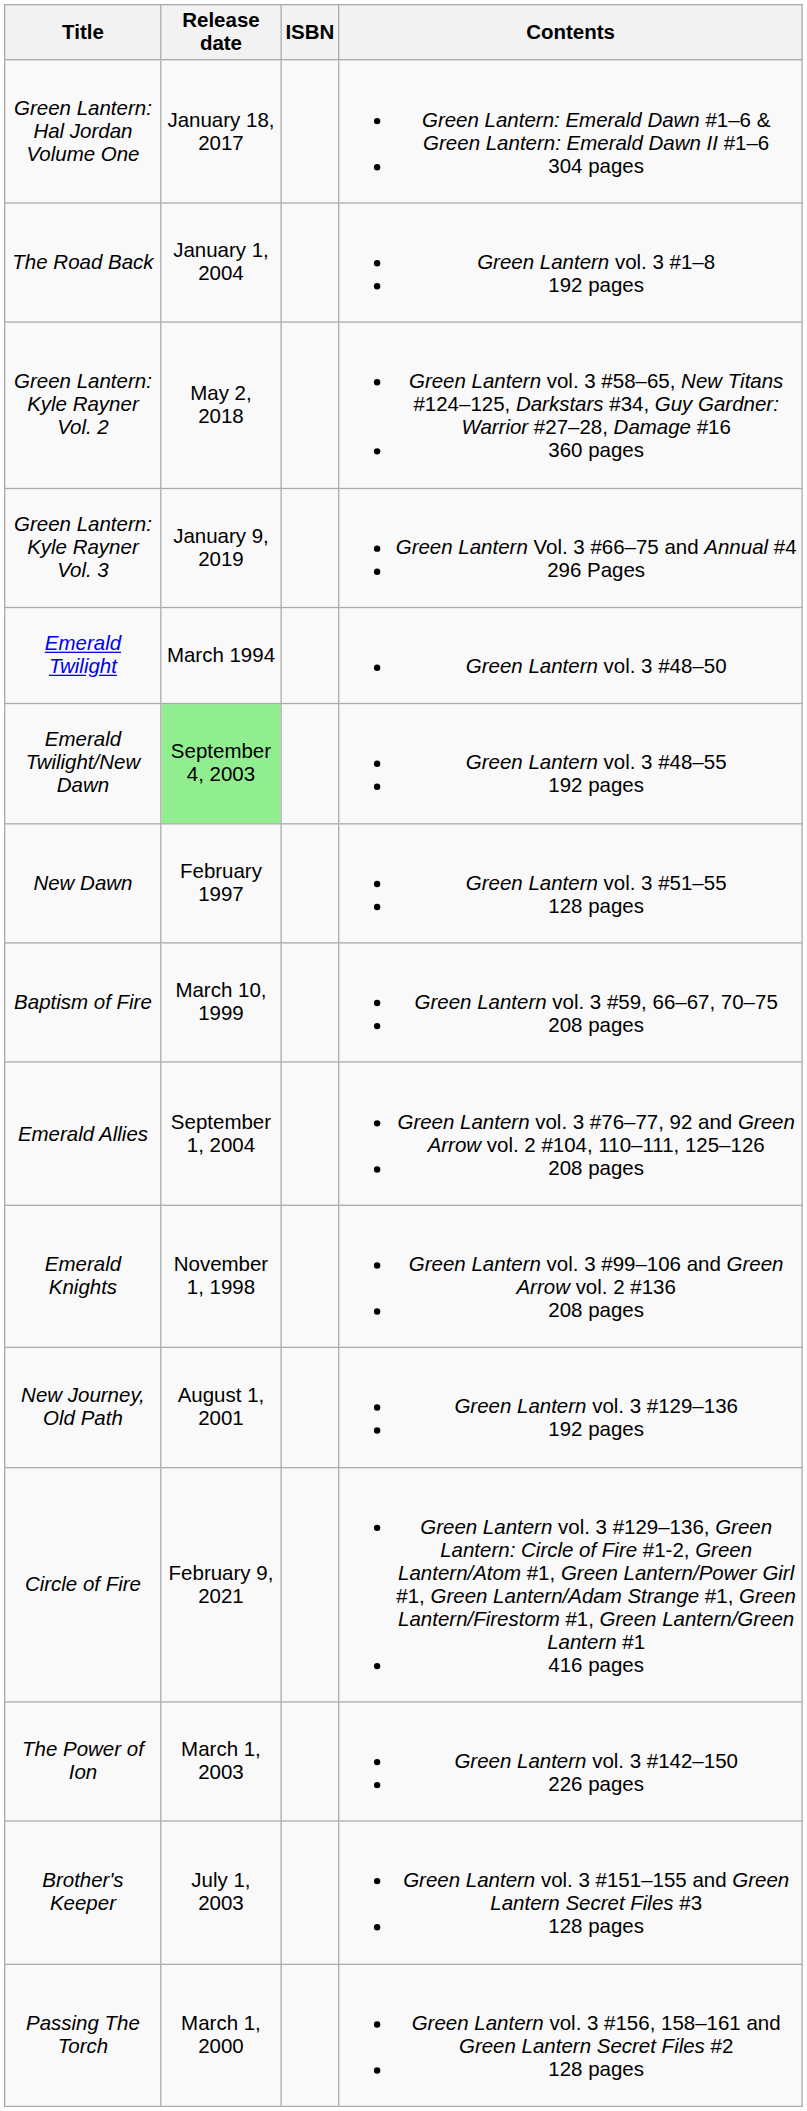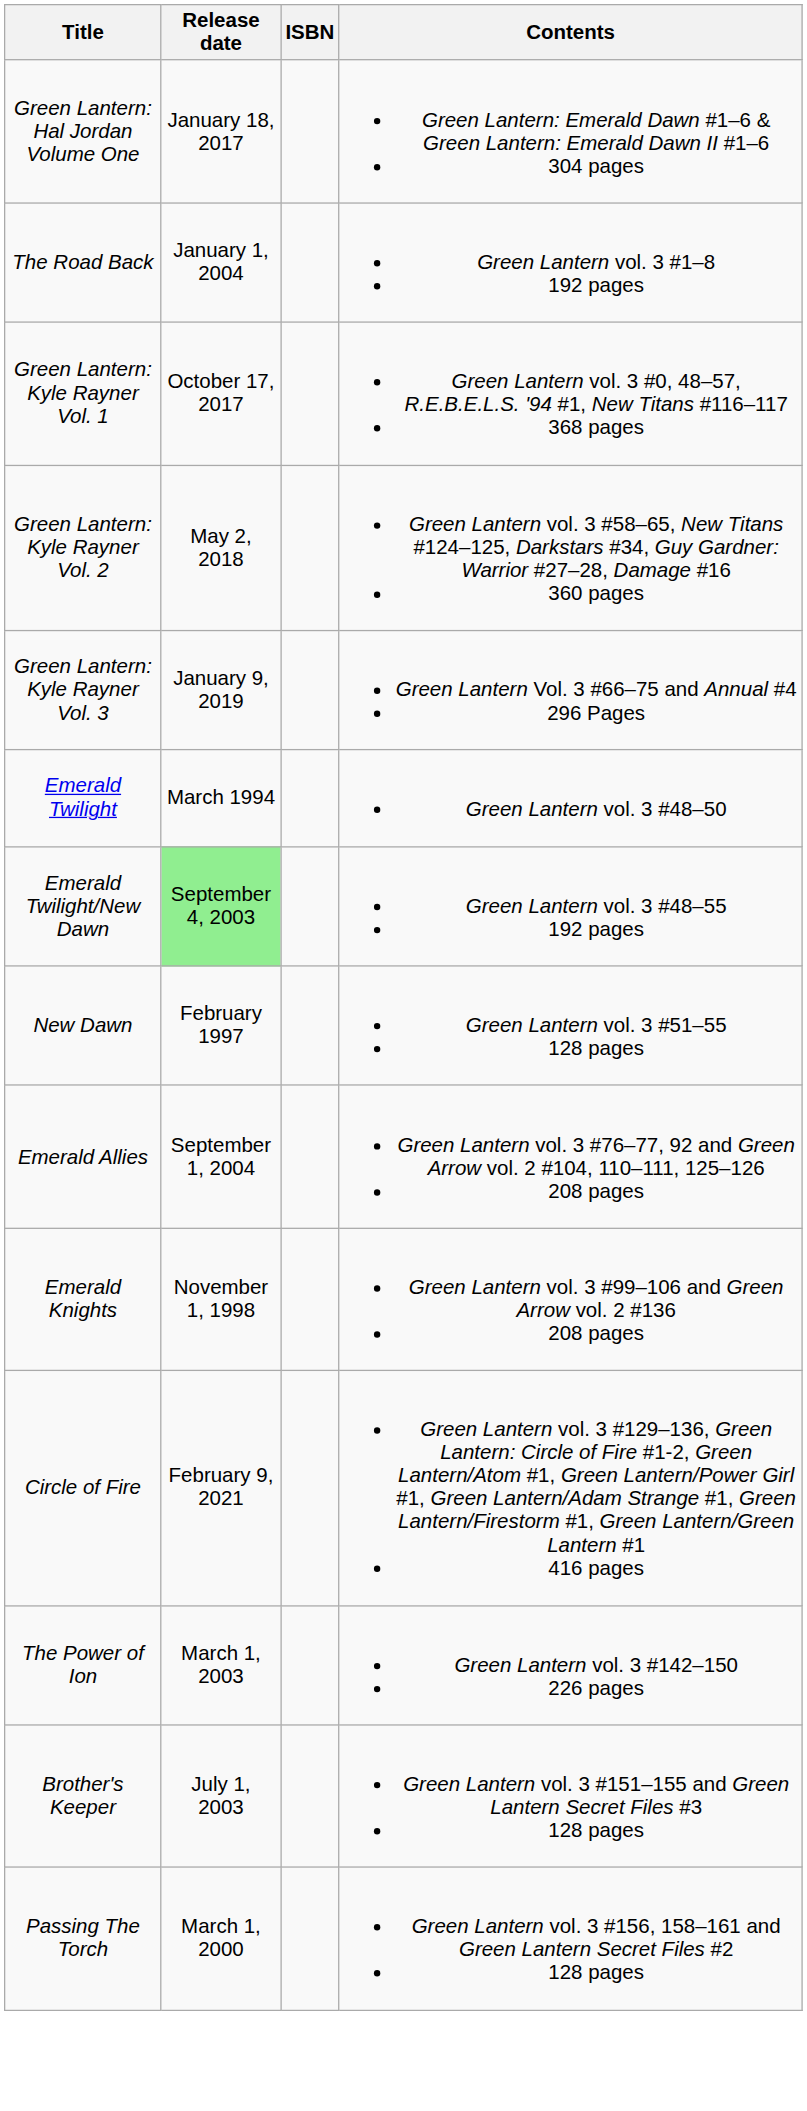+ row: (83, 393)
- row: (83, 1002)
- row: (83, 1407)
